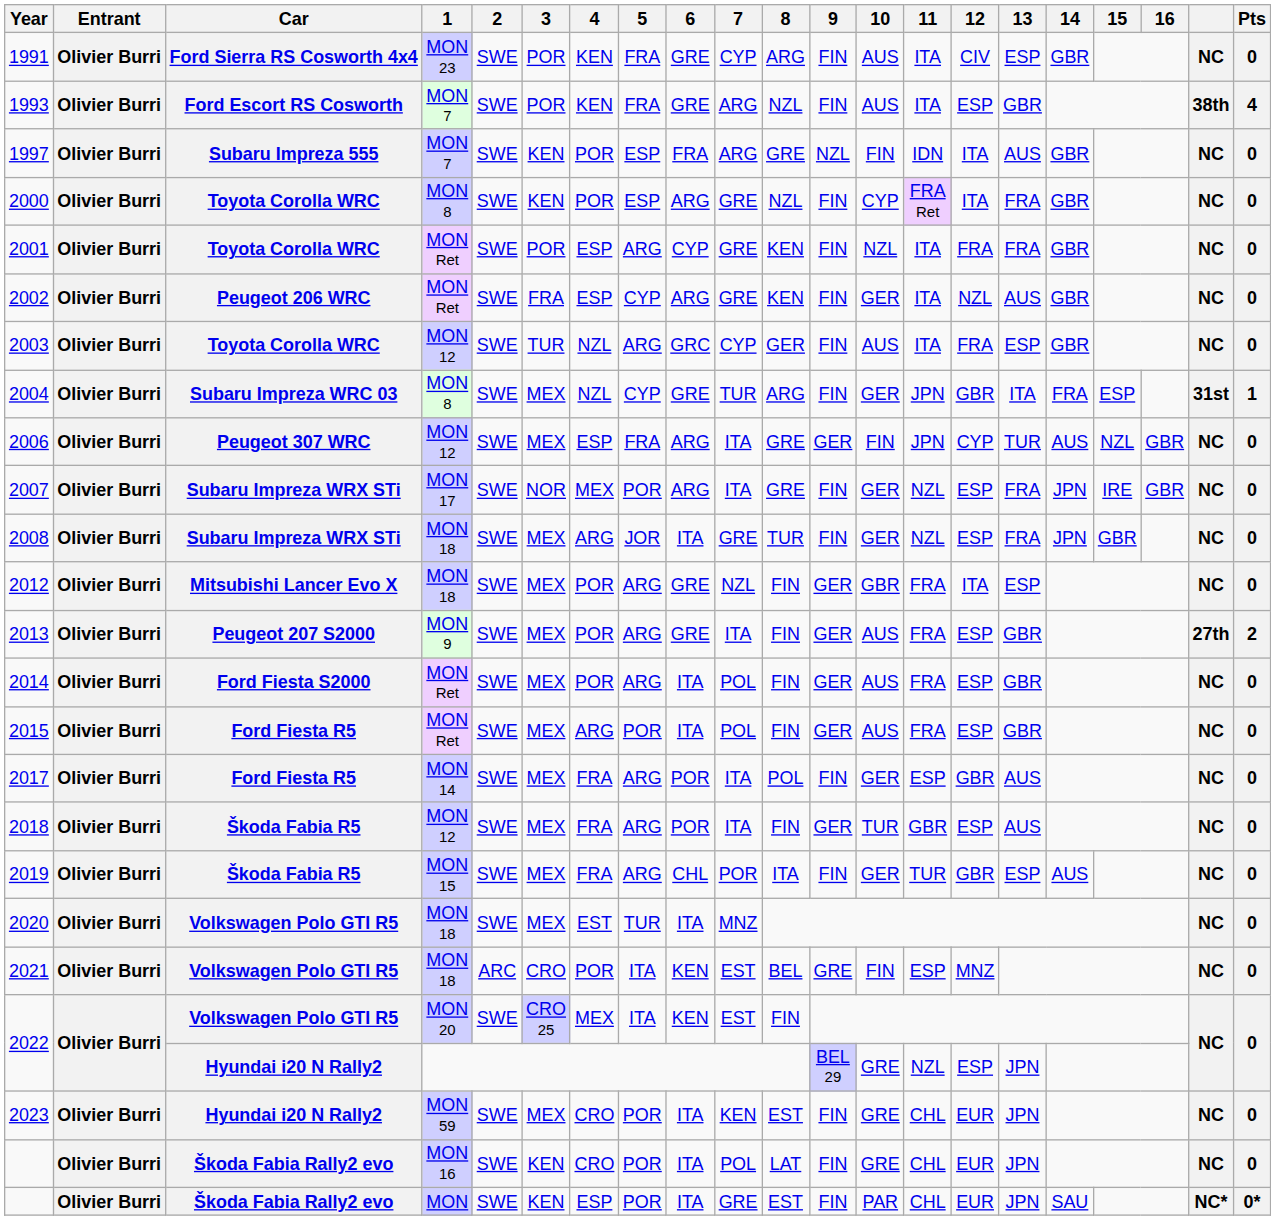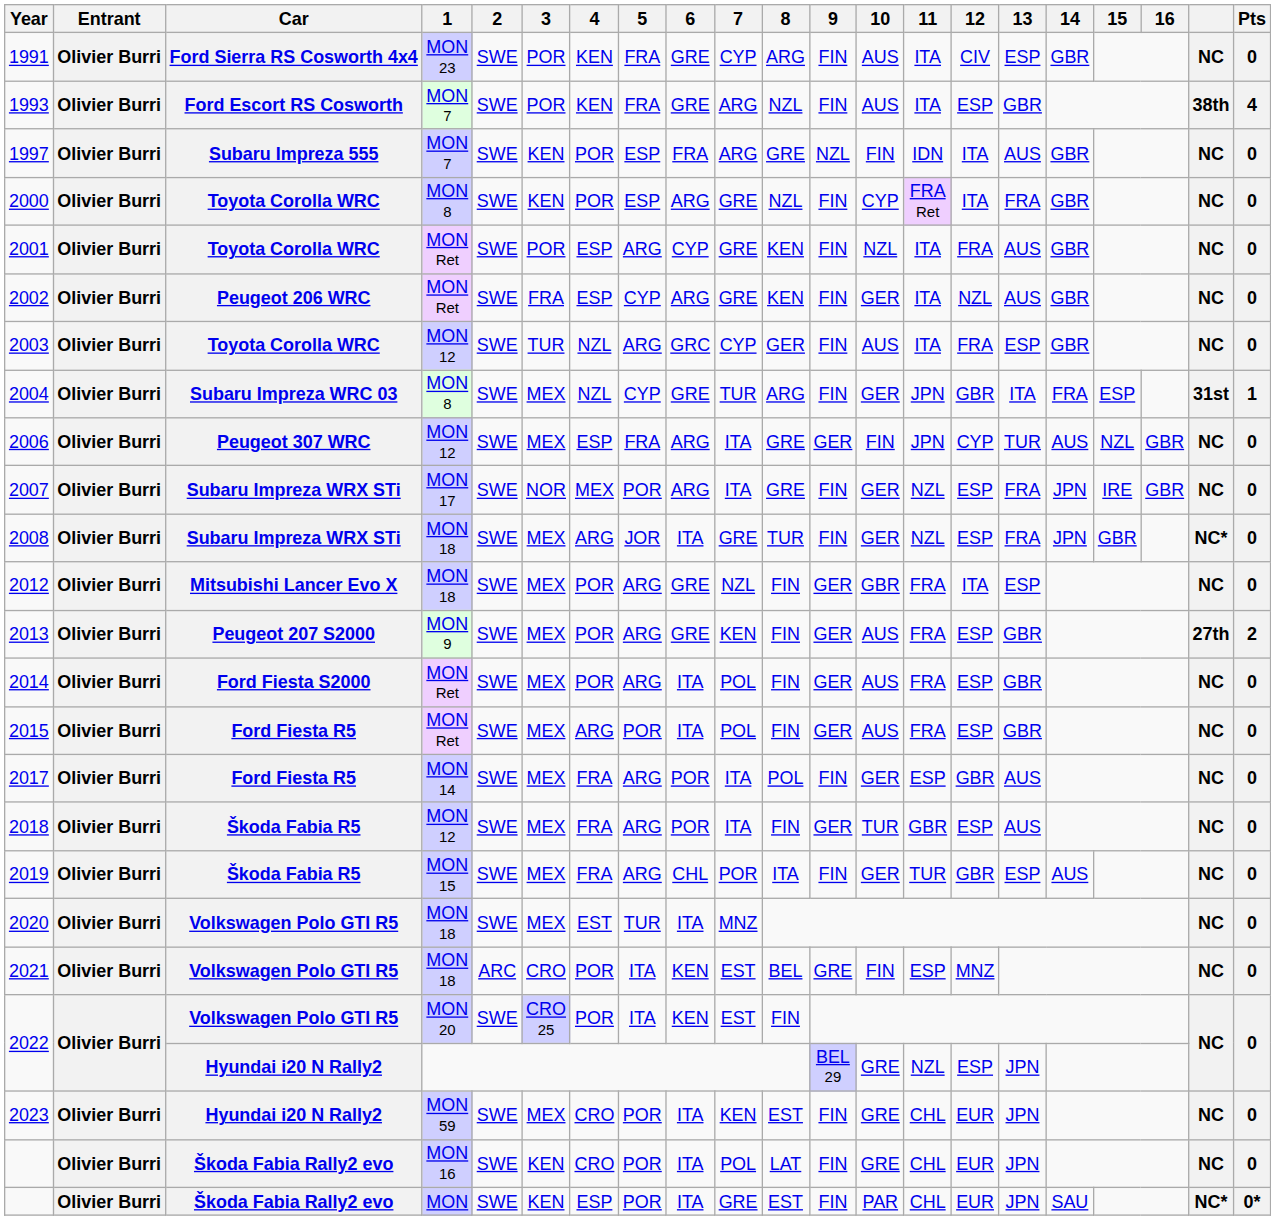(1022, 249) FRA -> (1022, 249) AUS
(1211, 538) NC -> (1211, 538) NC*
(738, 634) ITA -> (738, 634) KEN
(594, 1019) MEX -> (594, 1019) POR
